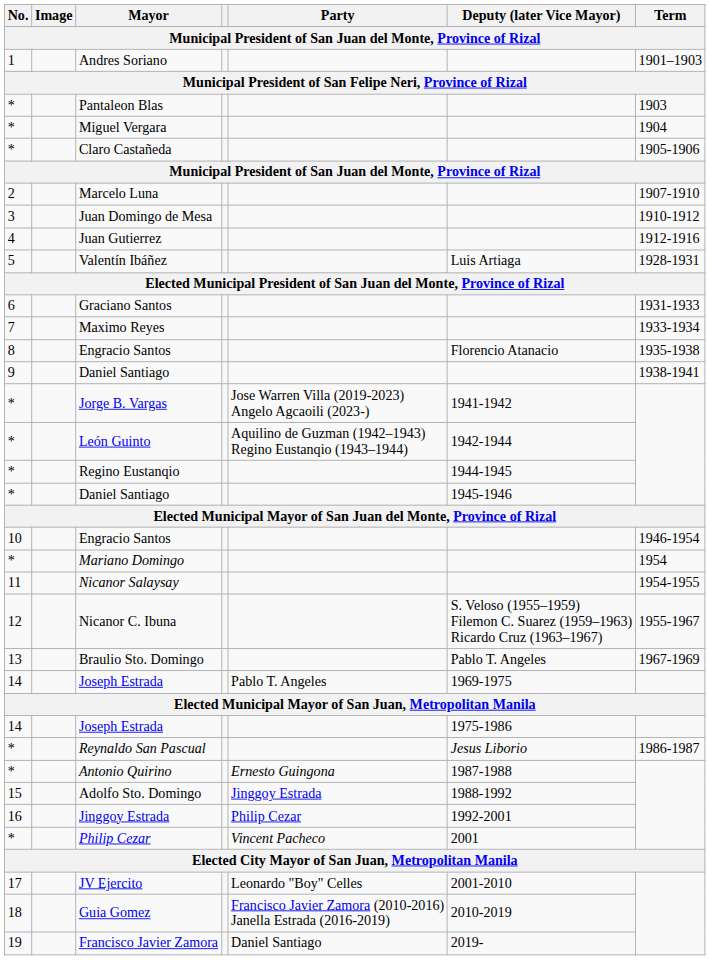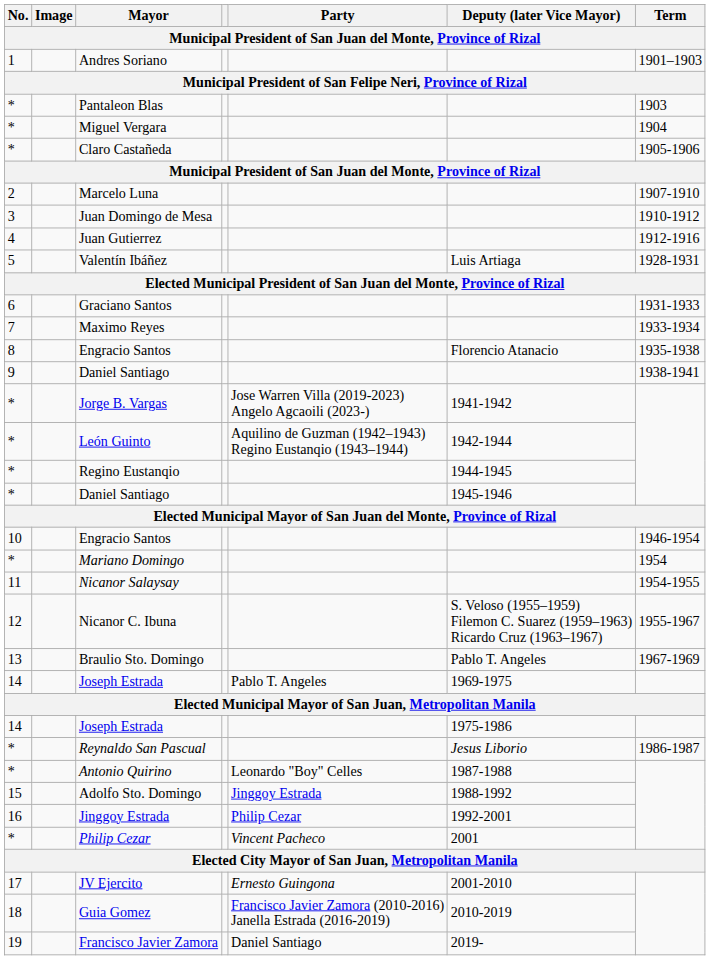(283, 771) Ernesto Guingona -> (297, 771) Leonardo "Boy" Celles
(297, 882) Leonardo "Boy" Celles -> (283, 882) Ernesto Guingona
